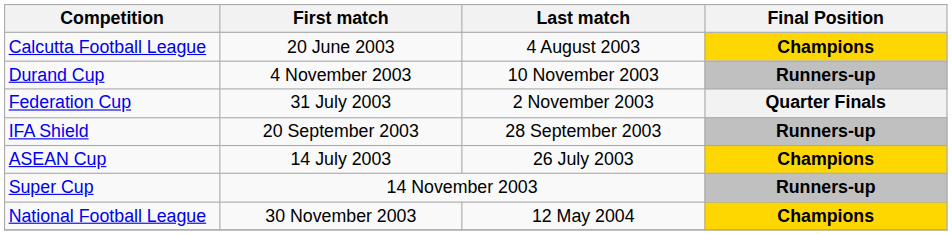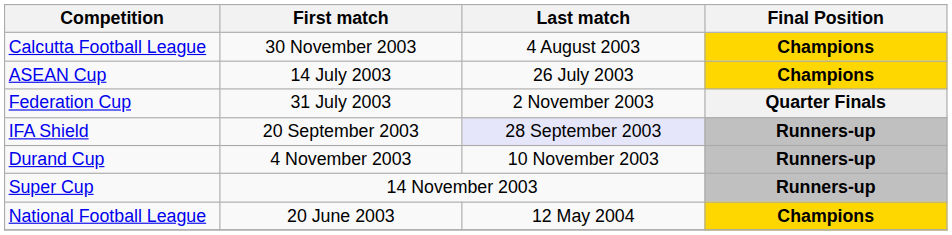(341, 46) 20 June 2003 -> (341, 46) 30 November 2003
rows swapped: (58, 159) <-> (57, 74)
(583, 131) no background -> (583, 131) lavender background
(341, 215) 30 November 2003 -> (341, 215) 20 June 2003
